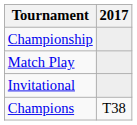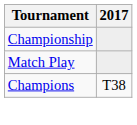- row: (41, 85)
